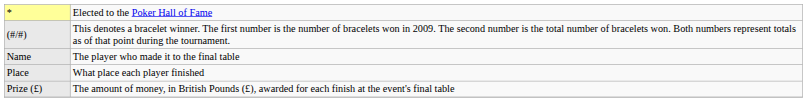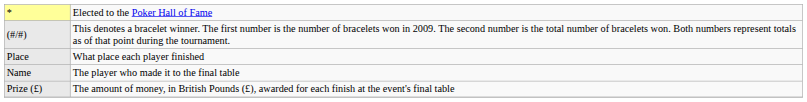rows swapped: (18, 72) <-> (19, 56)
